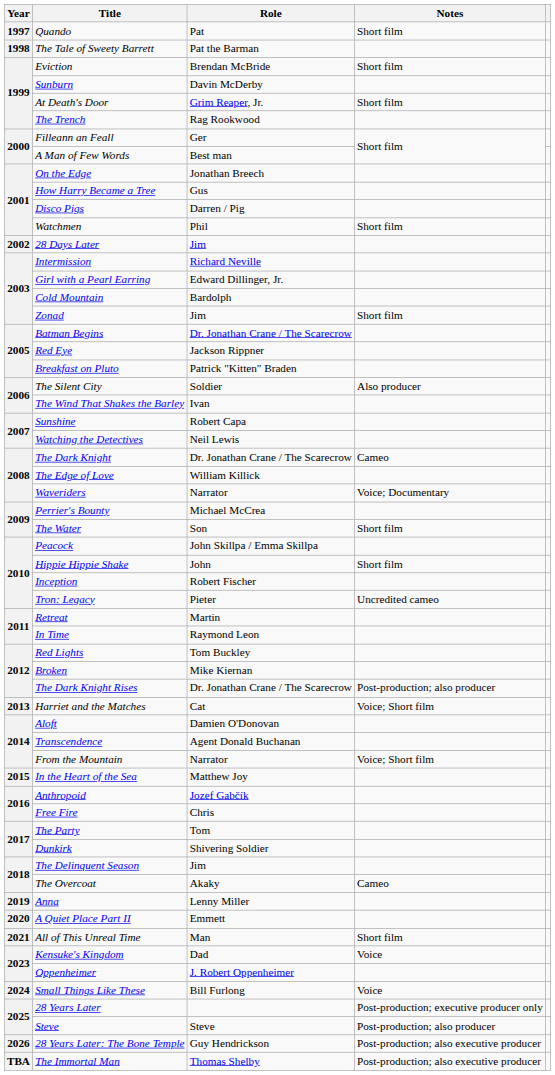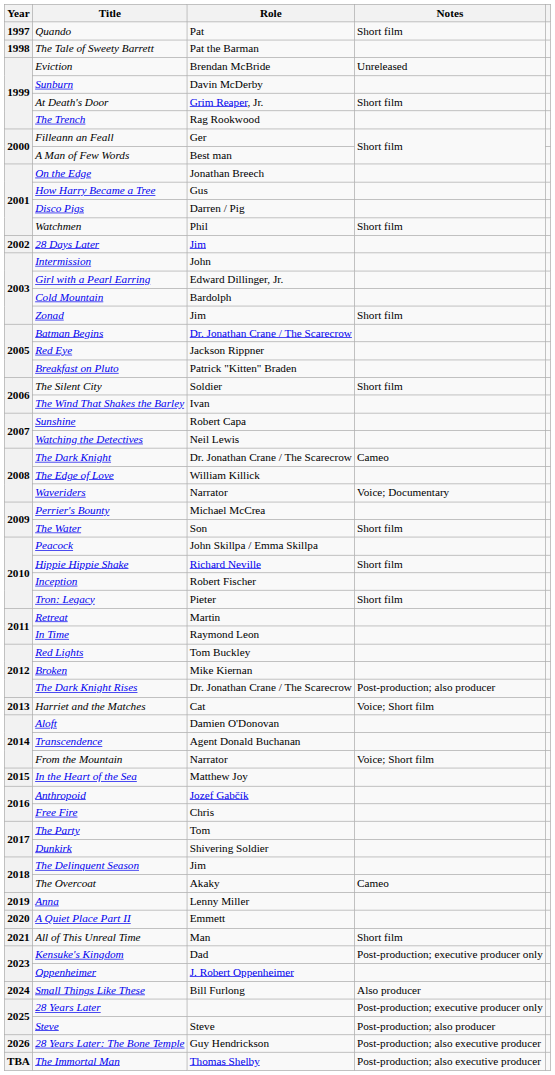(380, 66) Short film -> (382, 66) Unreleased
(225, 262) Richard Neville -> (200, 262) John
(389, 386) Also producer -> (380, 386) Short film
(200, 564) John -> (225, 564) Richard Neville
(398, 599) Uncredited cameo -> (380, 599) Short film
(370, 954) Voice -> (450, 954) Post-production; executive producer only
(370, 990) Voice -> (389, 990) Also producer
